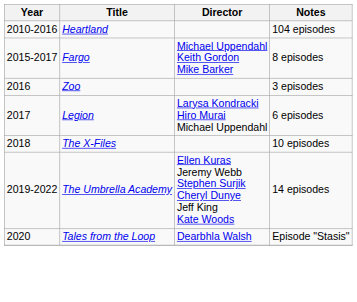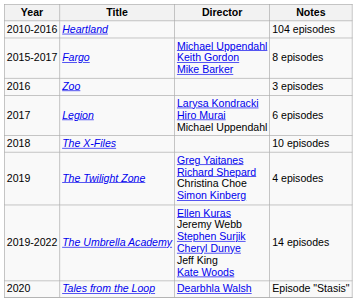+ row: (104, 178)
